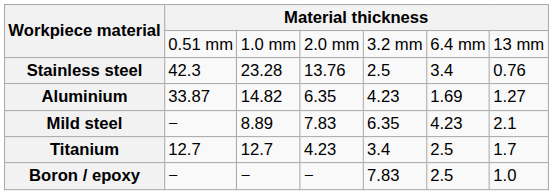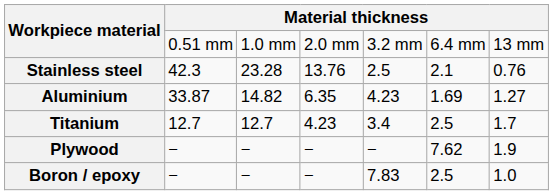(442, 70) 3.4 -> (442, 70) 2.1
- row: (85, 123)
+ row: (85, 149)
